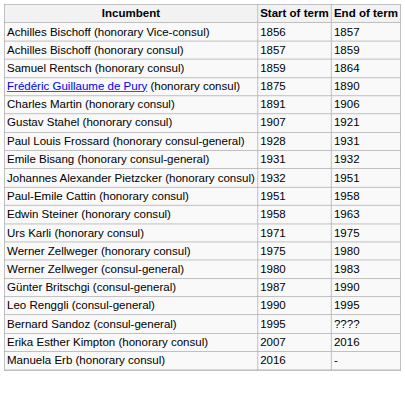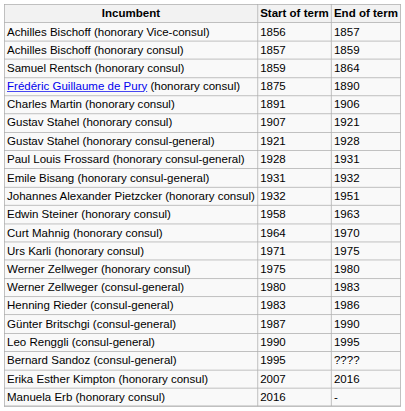+ row: (111, 141)
- row: (98, 196)
+ row: (85, 232)
+ row: (90, 305)
